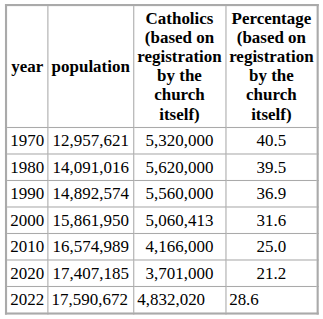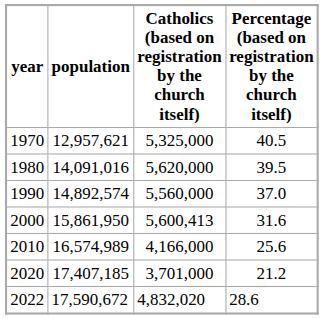(179, 140) 5,320,000 -> (179, 140) 5,325,000
(271, 193) 36.9 -> (271, 193) 37.0
(179, 220) 5,060,413 -> (179, 220) 5,600,413
(271, 246) 25.0 -> (271, 246) 25.6
